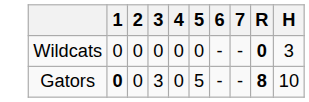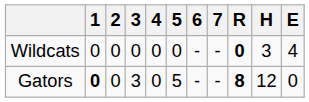+ column: (293, 20)
(289, 81) 10 -> (266, 81) 12
